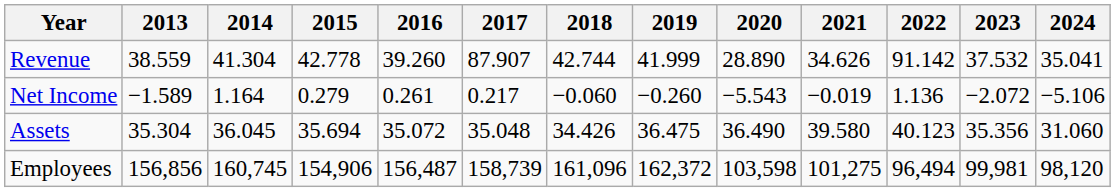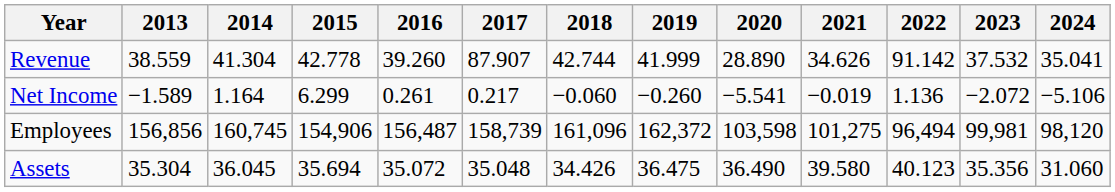(323, 95) 0.279 -> (323, 95) 6.299
(754, 95) −5.543 -> (754, 95) −5.541
rows swapped: (40, 131) <-> (61, 167)
